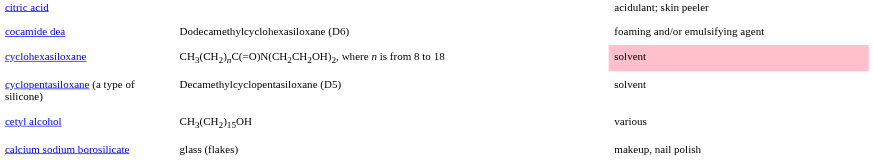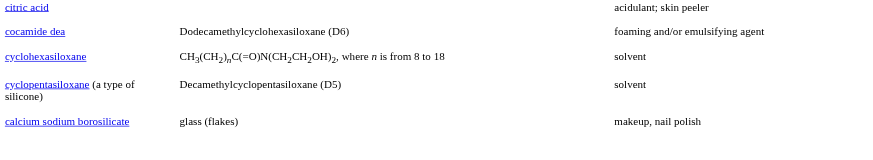(630, 56) pink background -> (630, 56) no background
- row: (33, 121)
